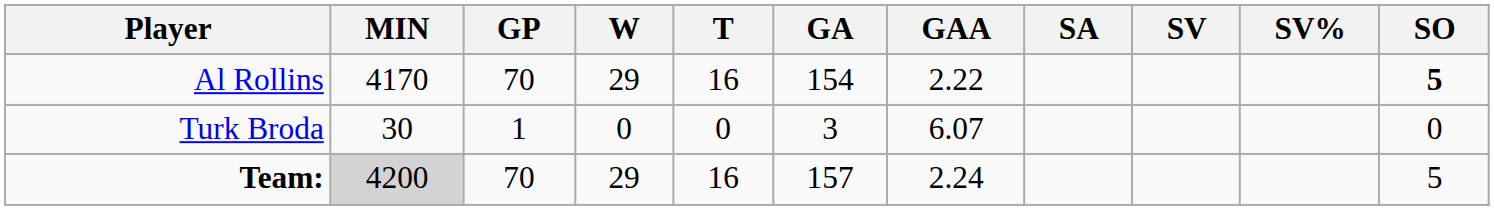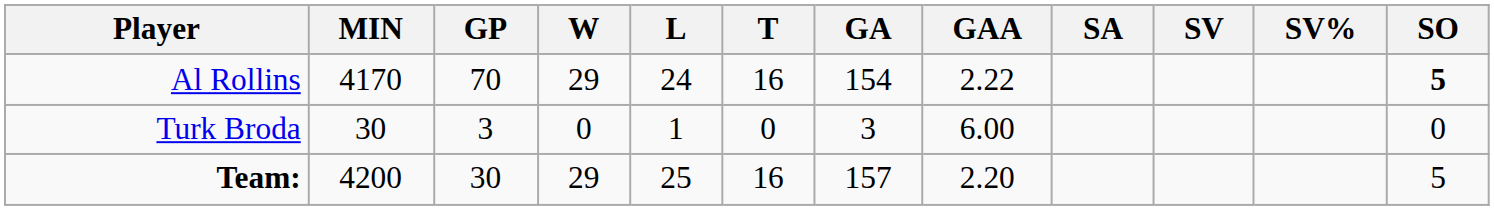+ column: (676, 29)
(519, 128) 1 -> (485, 128) 3
(956, 128) 6.07 -> (987, 128) 6.00
(397, 178) lightgrey background -> (371, 178) no background
(519, 178) 70 -> (485, 178) 30
(956, 178) 2.24 -> (987, 178) 2.20
